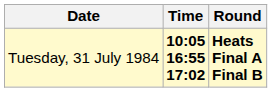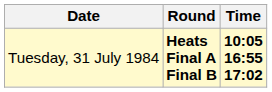columns swapped: (186, 16) <-> (237, 16)
